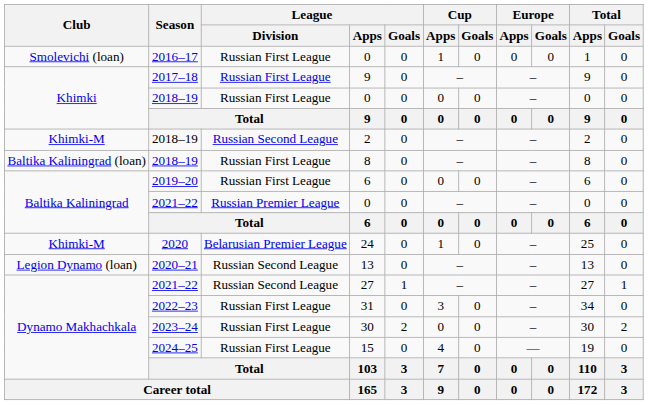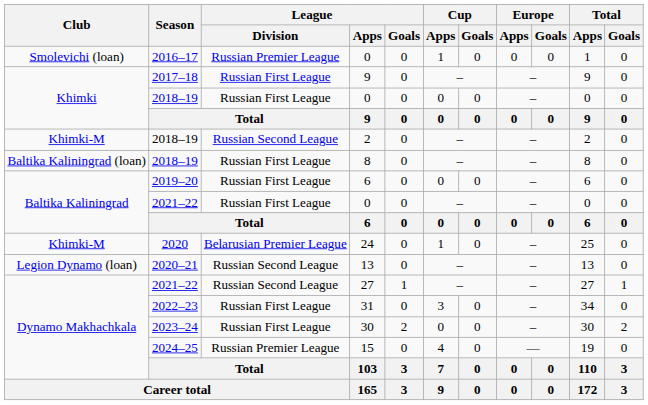(275, 56) Russian First League -> (275, 56) Russian Premier League
(275, 202) Russian Premier League -> (275, 202) Russian First League
(275, 347) Russian First League -> (275, 347) Russian Premier League
